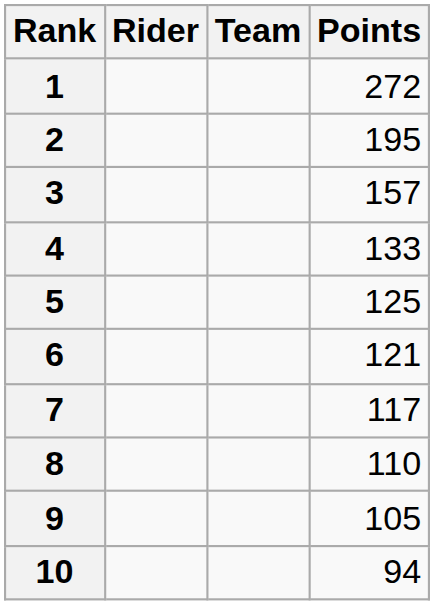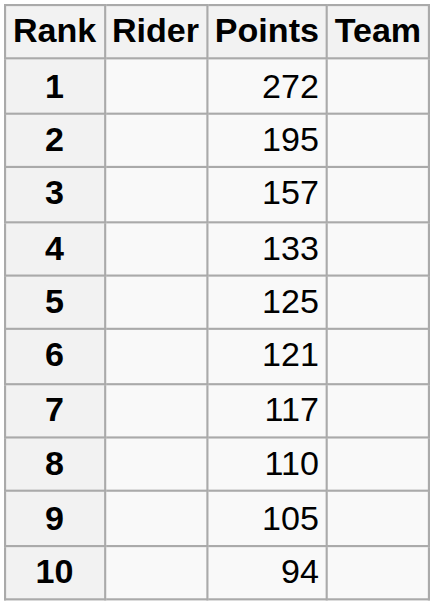columns swapped: (258, 31) <-> (369, 31)
